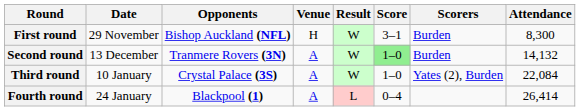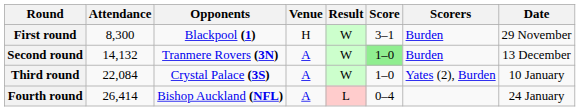columns swapped: (124, 14) <-> (540, 14)
(228, 34) Bishop Auckland (NFL) -> (220, 34) Blackpool (1)
(228, 95) Blackpool (1) -> (220, 95) Bishop Auckland (NFL)
